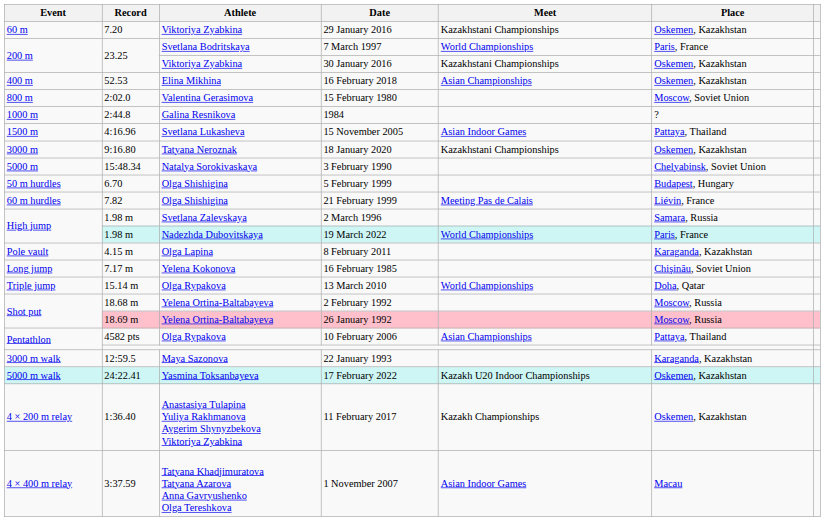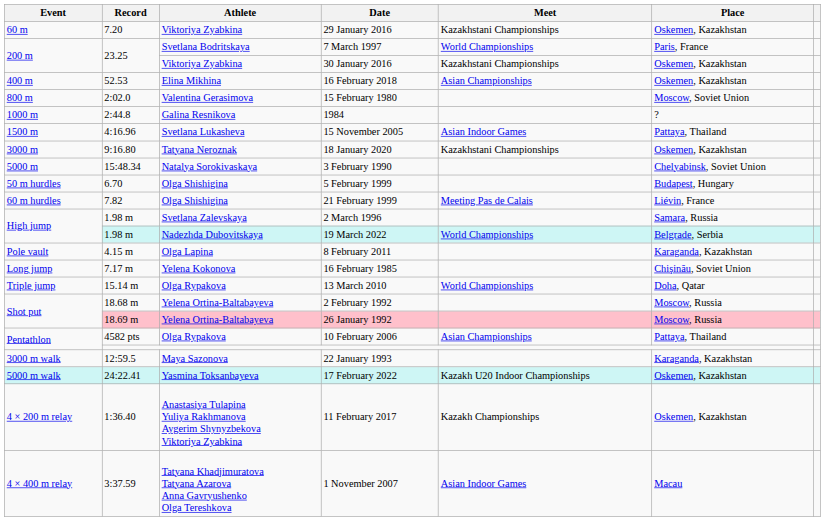(681, 234) Paris, France -> (689, 234) Belgrade, Serbia
